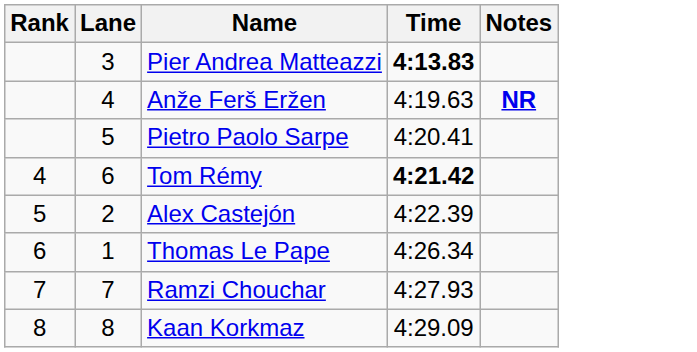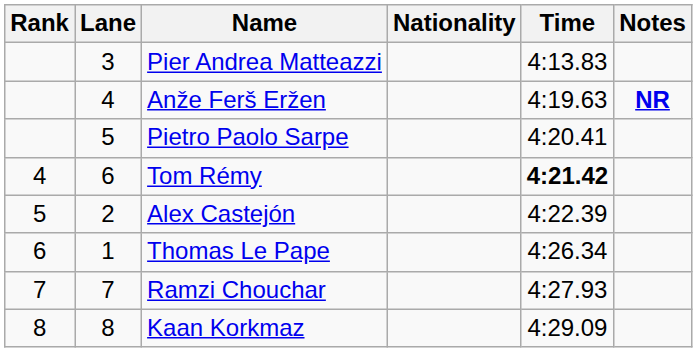+ column: (454, 23)
(434, 61) bold -> (567, 61) normal
